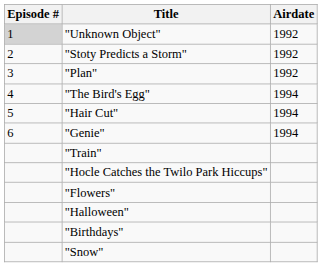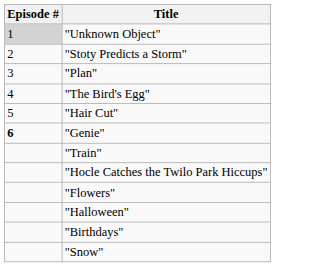- column: (294, 14)
(10, 133) normal -> (10, 133) bold
